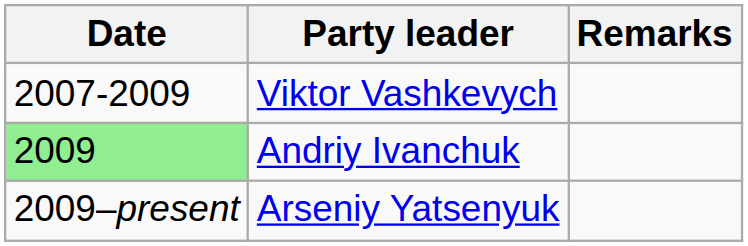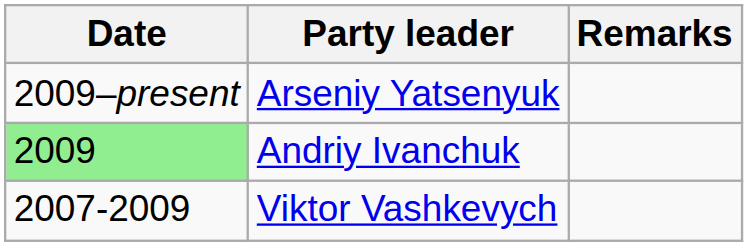rows swapped: (407, 92) <-> (408, 209)
